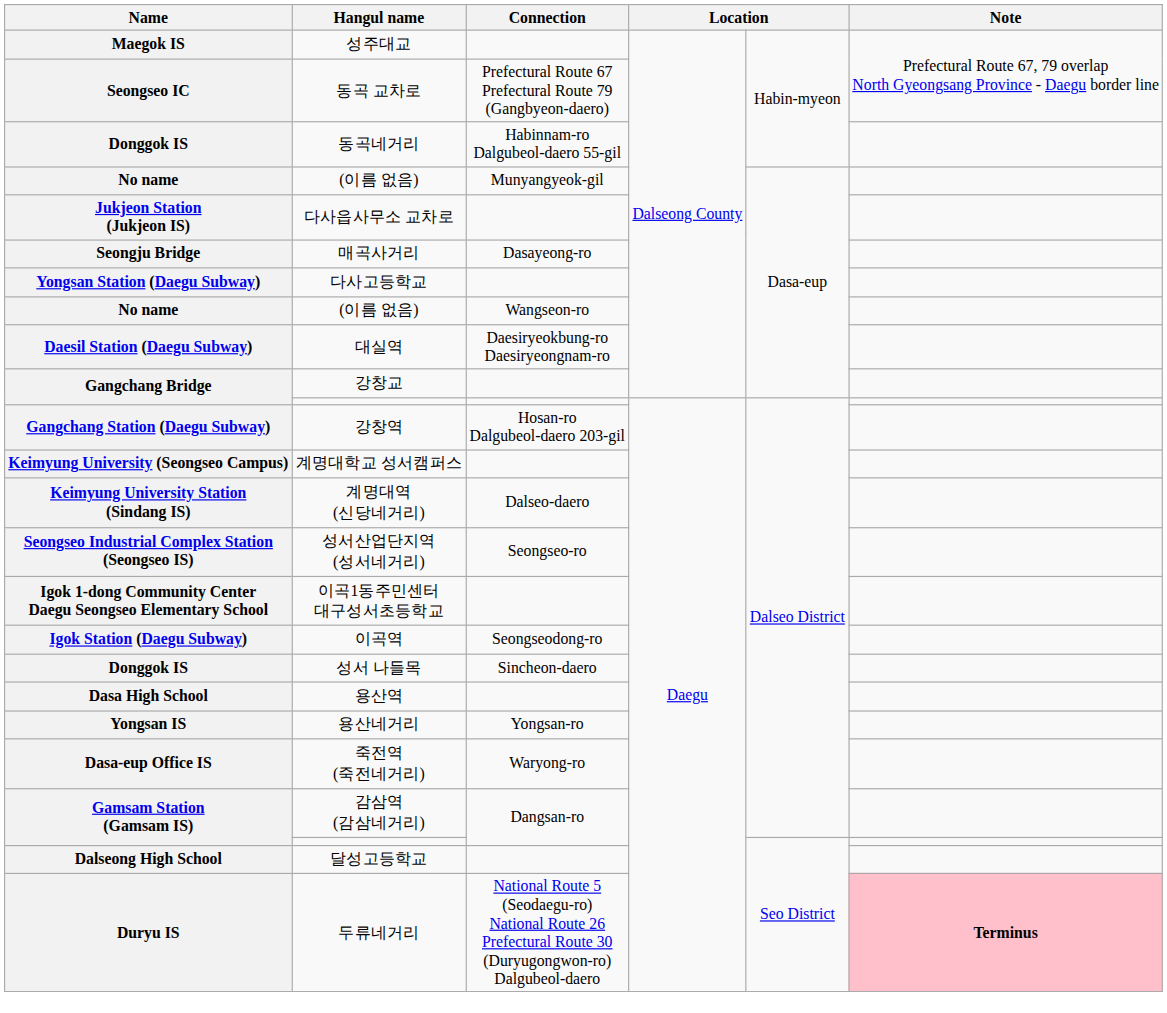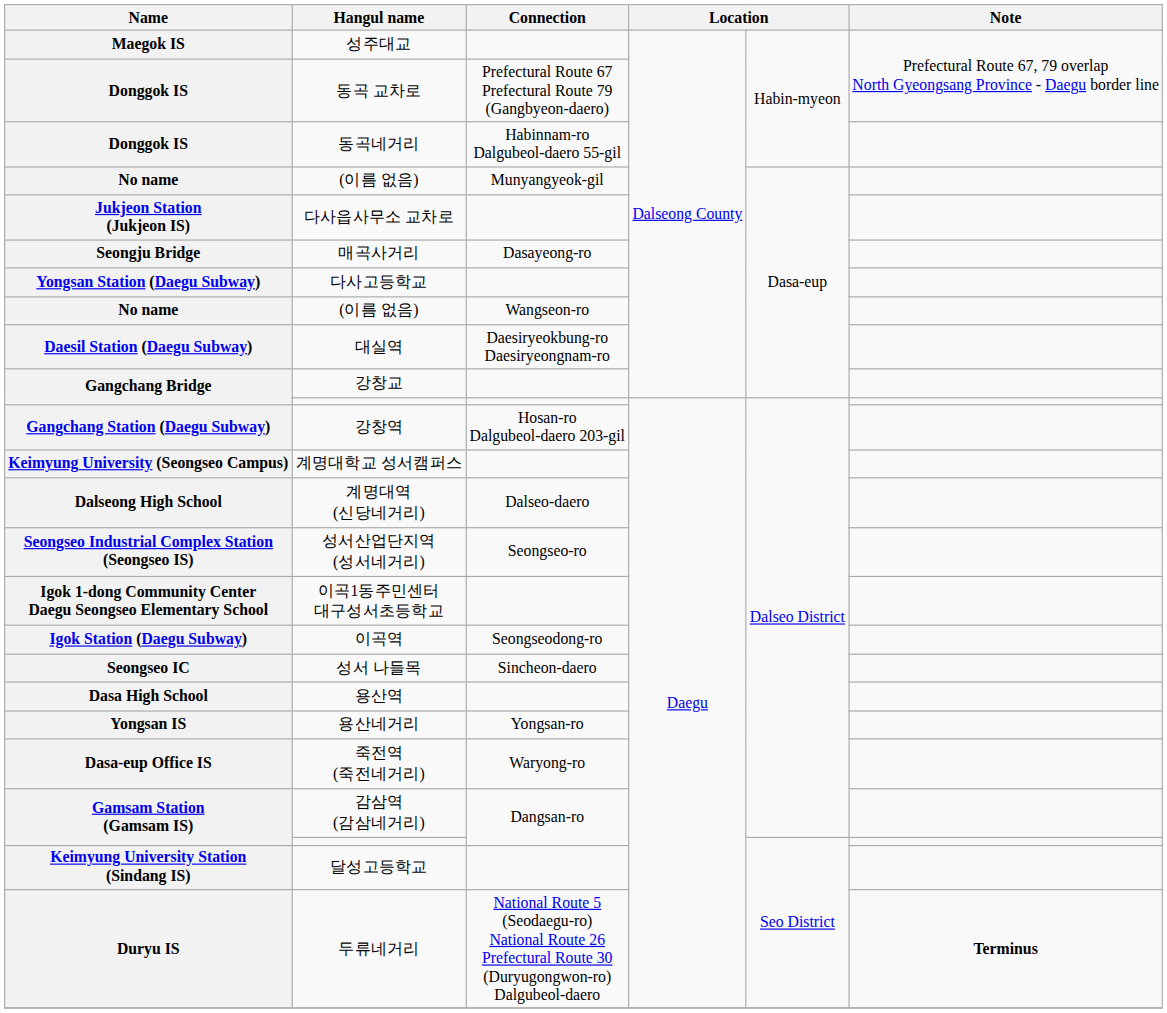(148, 90) Seongseo IC -> (148, 90) Donggok IS
(148, 502) Keimyung University Station (Sindang IS) -> (148, 502) Dalseong High School
(148, 667) Donggok IS -> (148, 667) Seongseo IC
(148, 858) Dalseong High School -> (148, 866) Keimyung University Station (Sindang IS)
(1006, 932) pink background -> (1006, 948) no background
